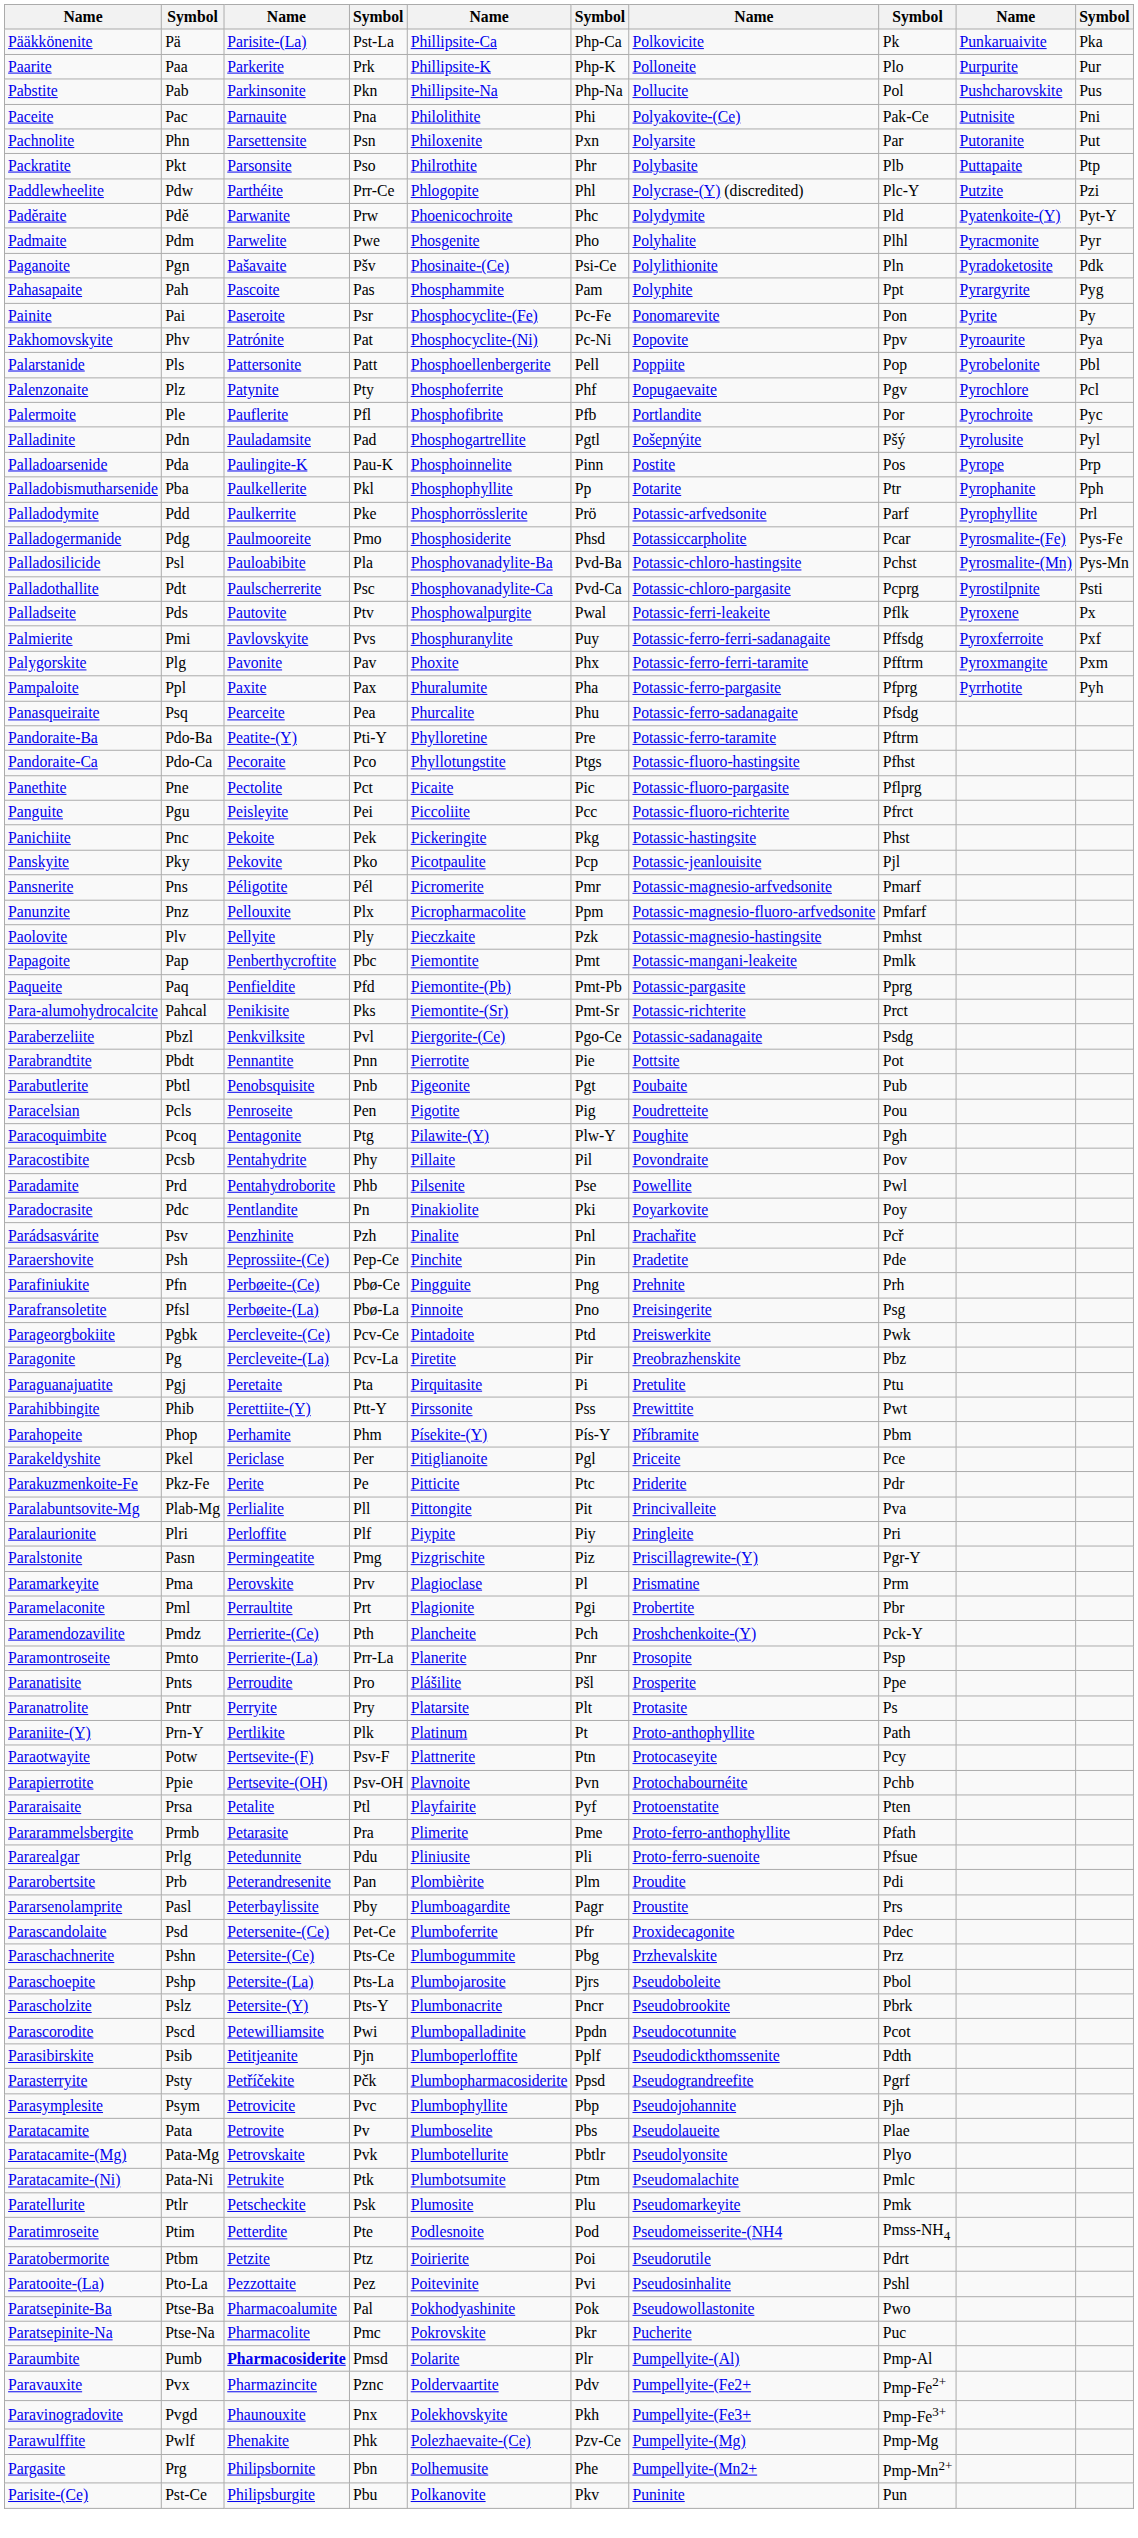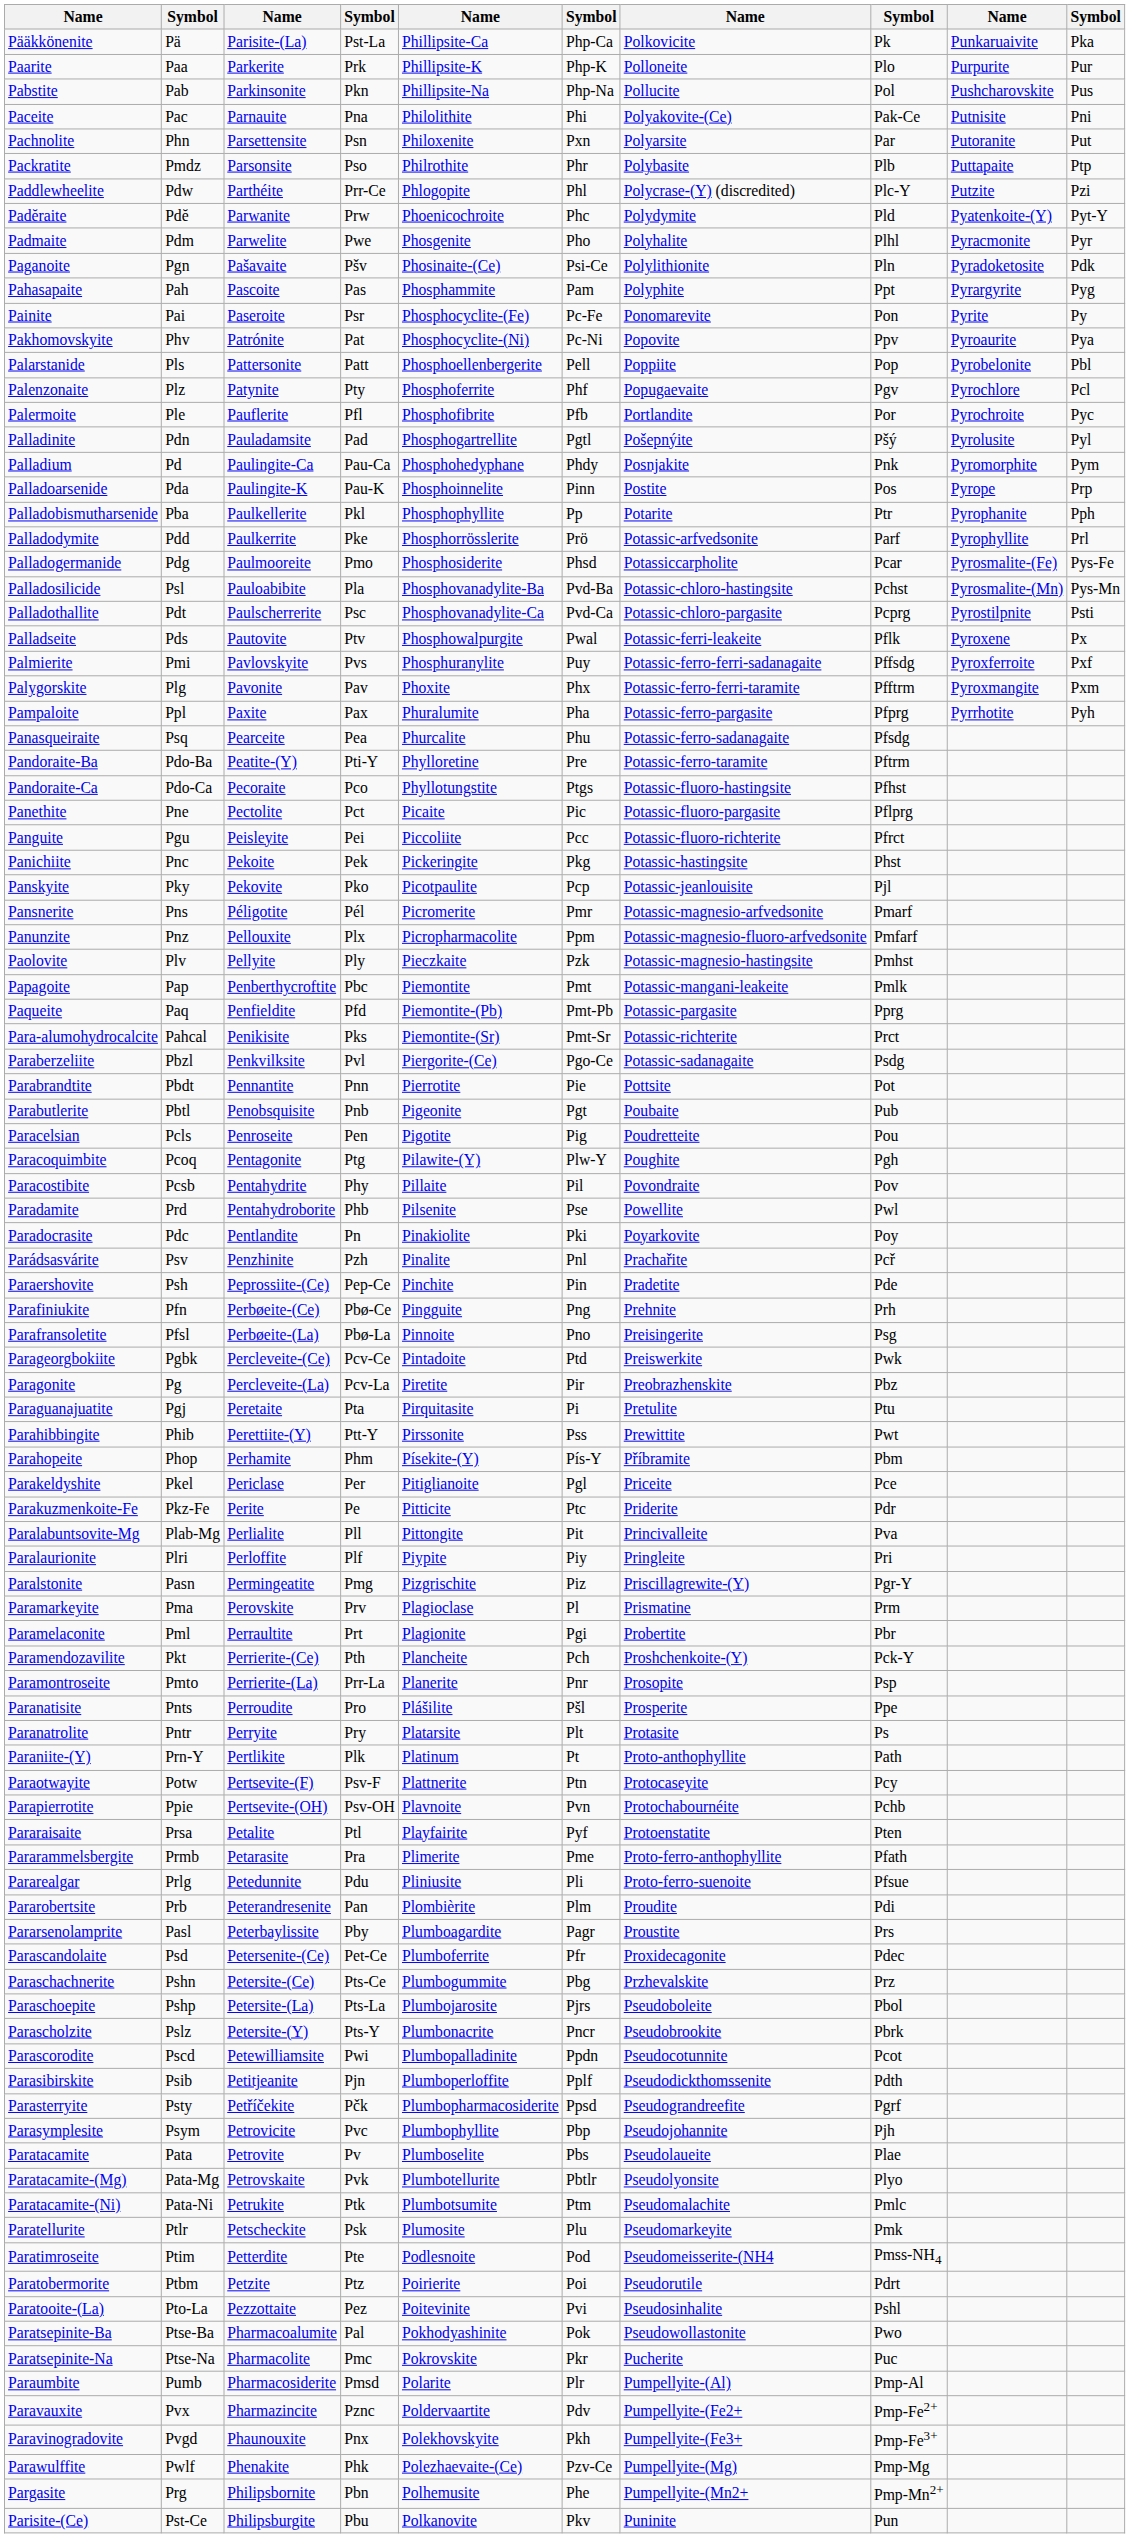(176, 166) Pkt -> (183, 166) Pmdz
+ row: (40, 464)
(183, 1633) Pmdz -> (176, 1658) Pkt
(286, 2358) bold -> (282, 2383) normal
